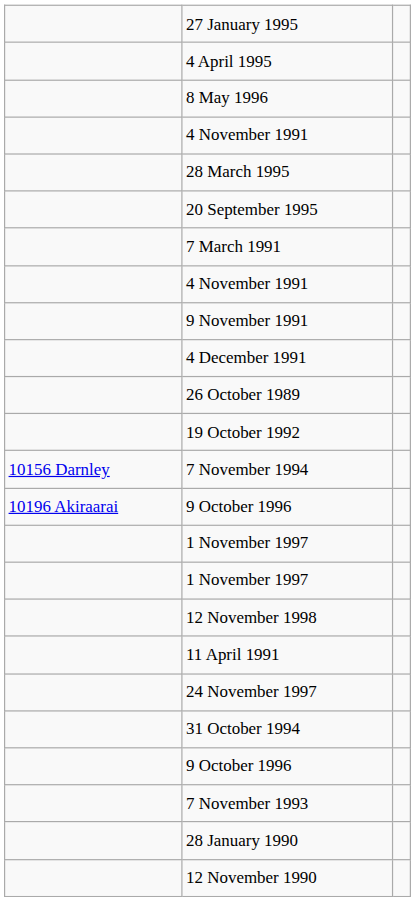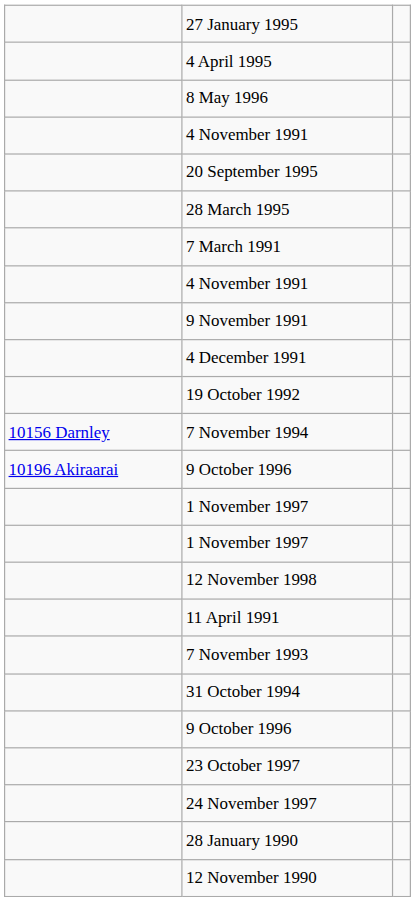rows swapped: (93, 173) <-> (93, 210)
- row: (93, 395)
rows swapped: (93, 803) <-> (93, 692)
+ row: (93, 766)
